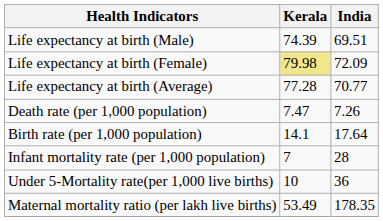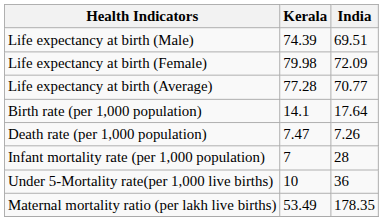(300, 63) khaki background -> (300, 63) no background
rows swapped: (105, 134) <-> (107, 110)
